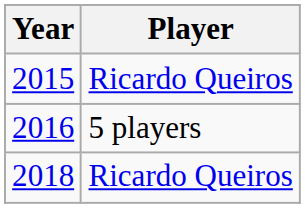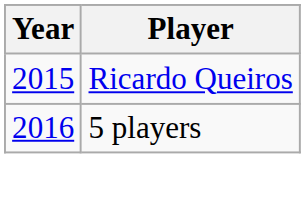- row: (43, 176)
